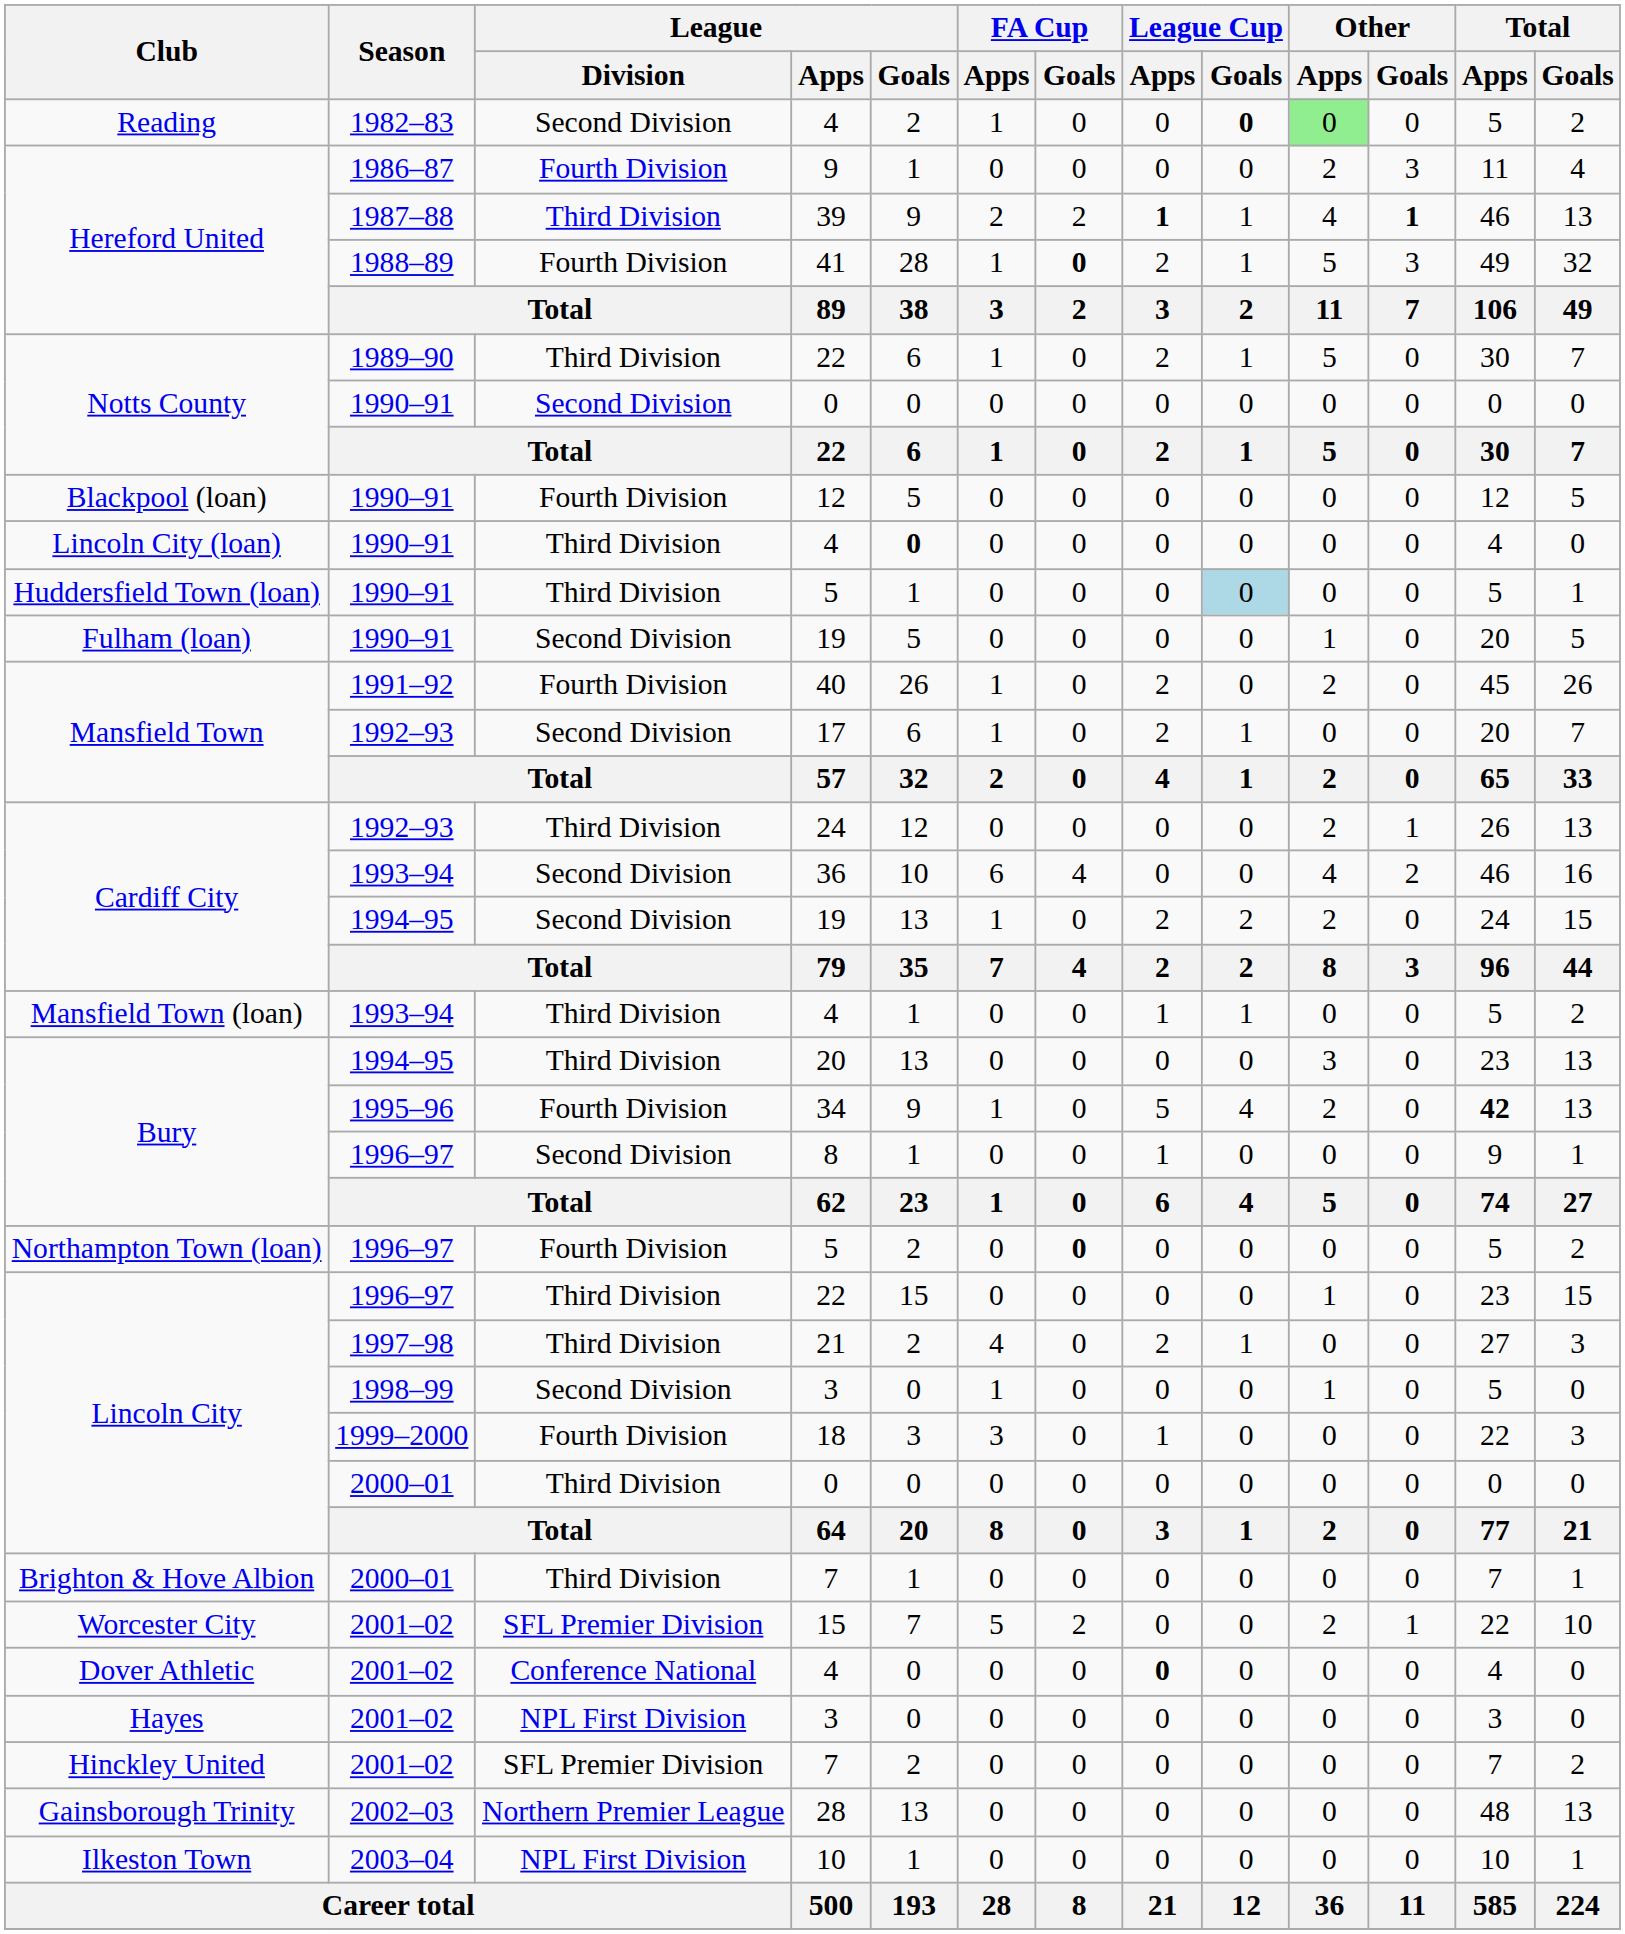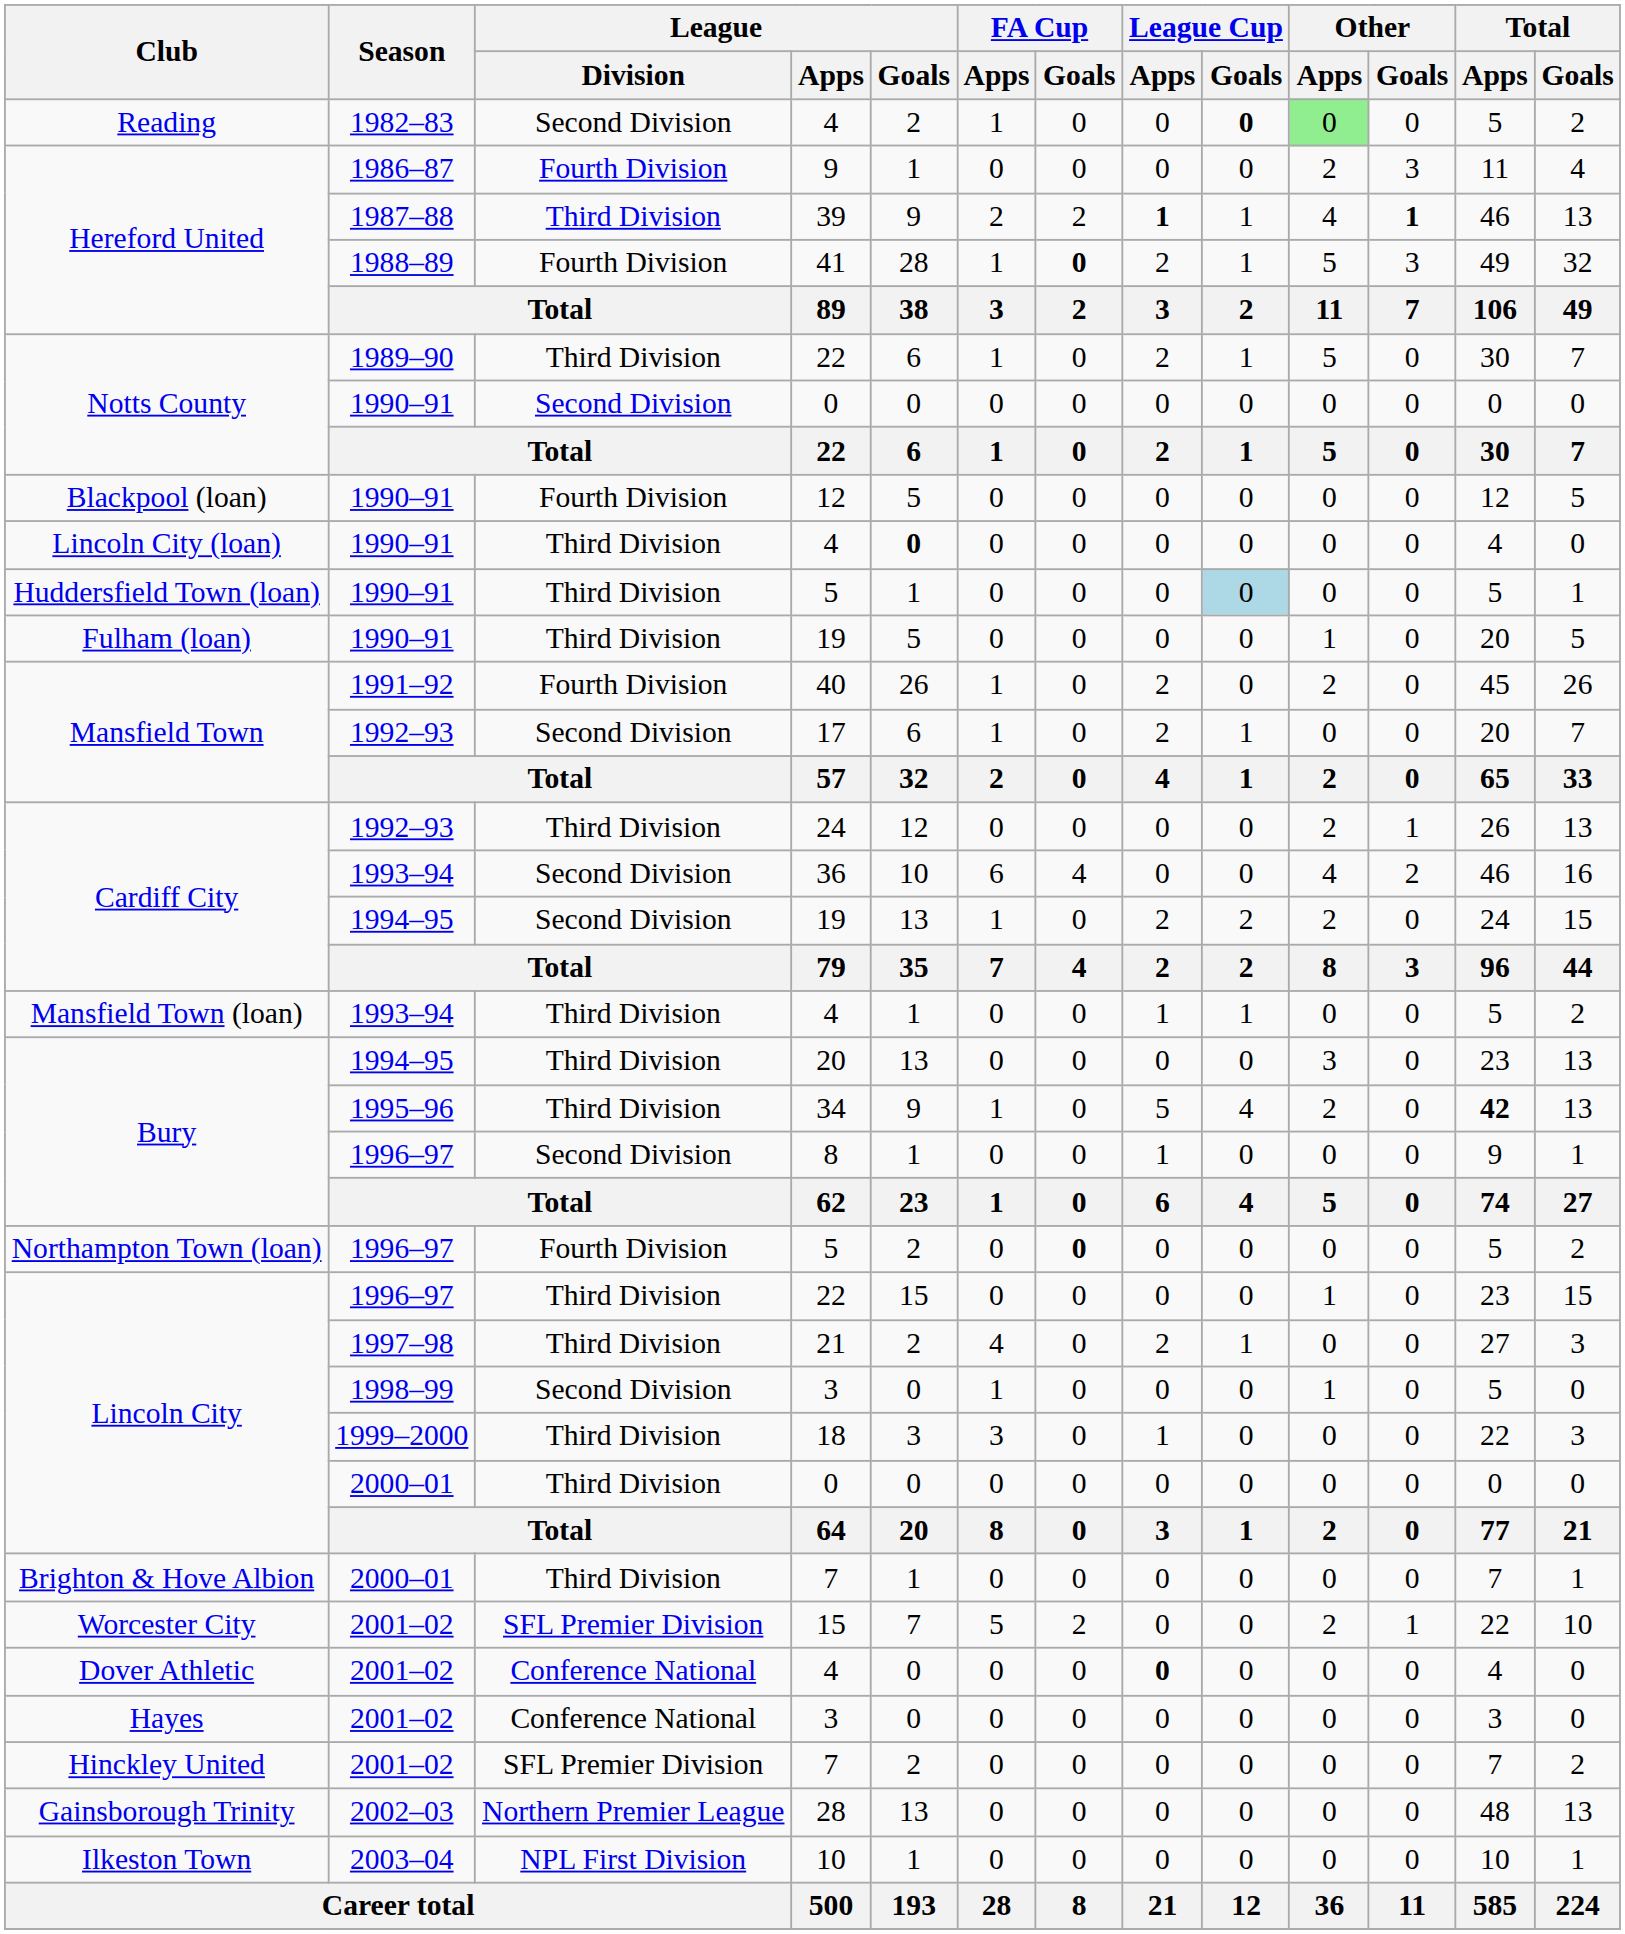(633, 638) Second Division -> (633, 638) Third Division
(633, 1107) Fourth Division -> (633, 1107) Third Division
(633, 1436) Fourth Division -> (633, 1436) Third Division
(633, 1717) NPL First Division -> (633, 1717) Conference National
